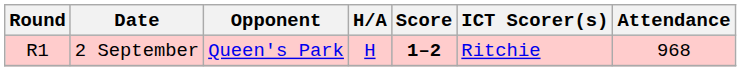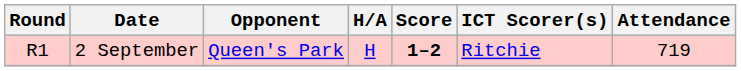(674, 51) 968 -> (674, 51) 719
